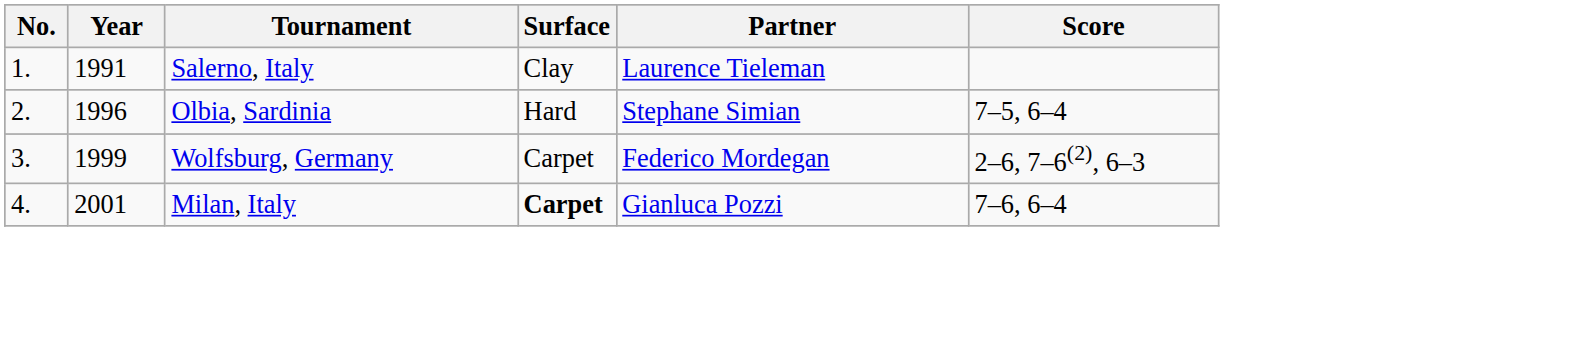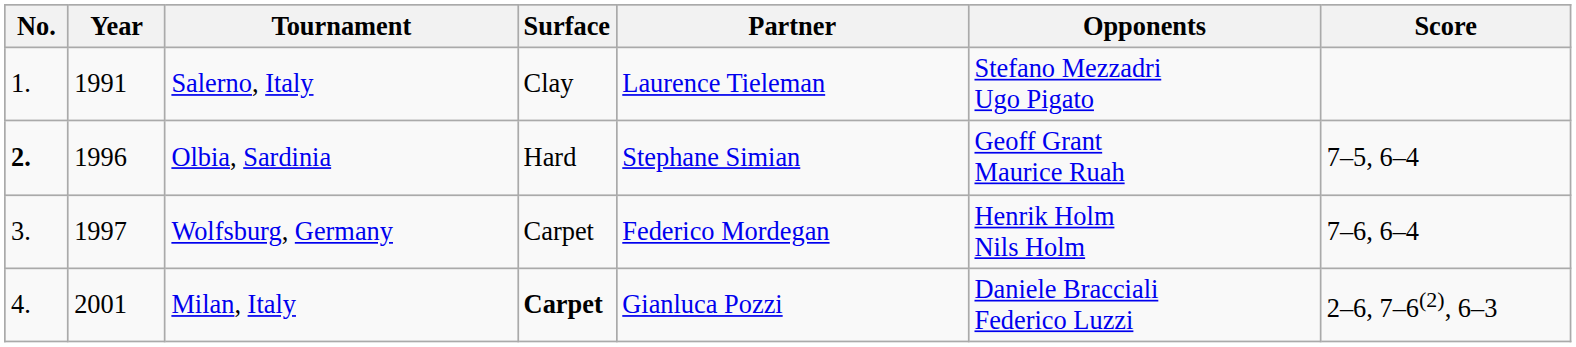+ column: (1144, 25)
(21, 111) normal -> (21, 156) bold
(101, 157) 1999 -> (101, 230) 1997
(1060, 157) 2–6, 7–6(2), 6–3 -> (1373, 230) 7–6, 6–4
(1021, 203) 7–6, 6–4 -> (1412, 303) 2–6, 7–6(2), 6–3
